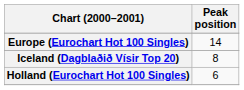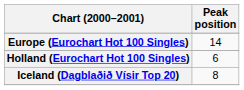rows swapped: (98, 76) <-> (98, 59)
